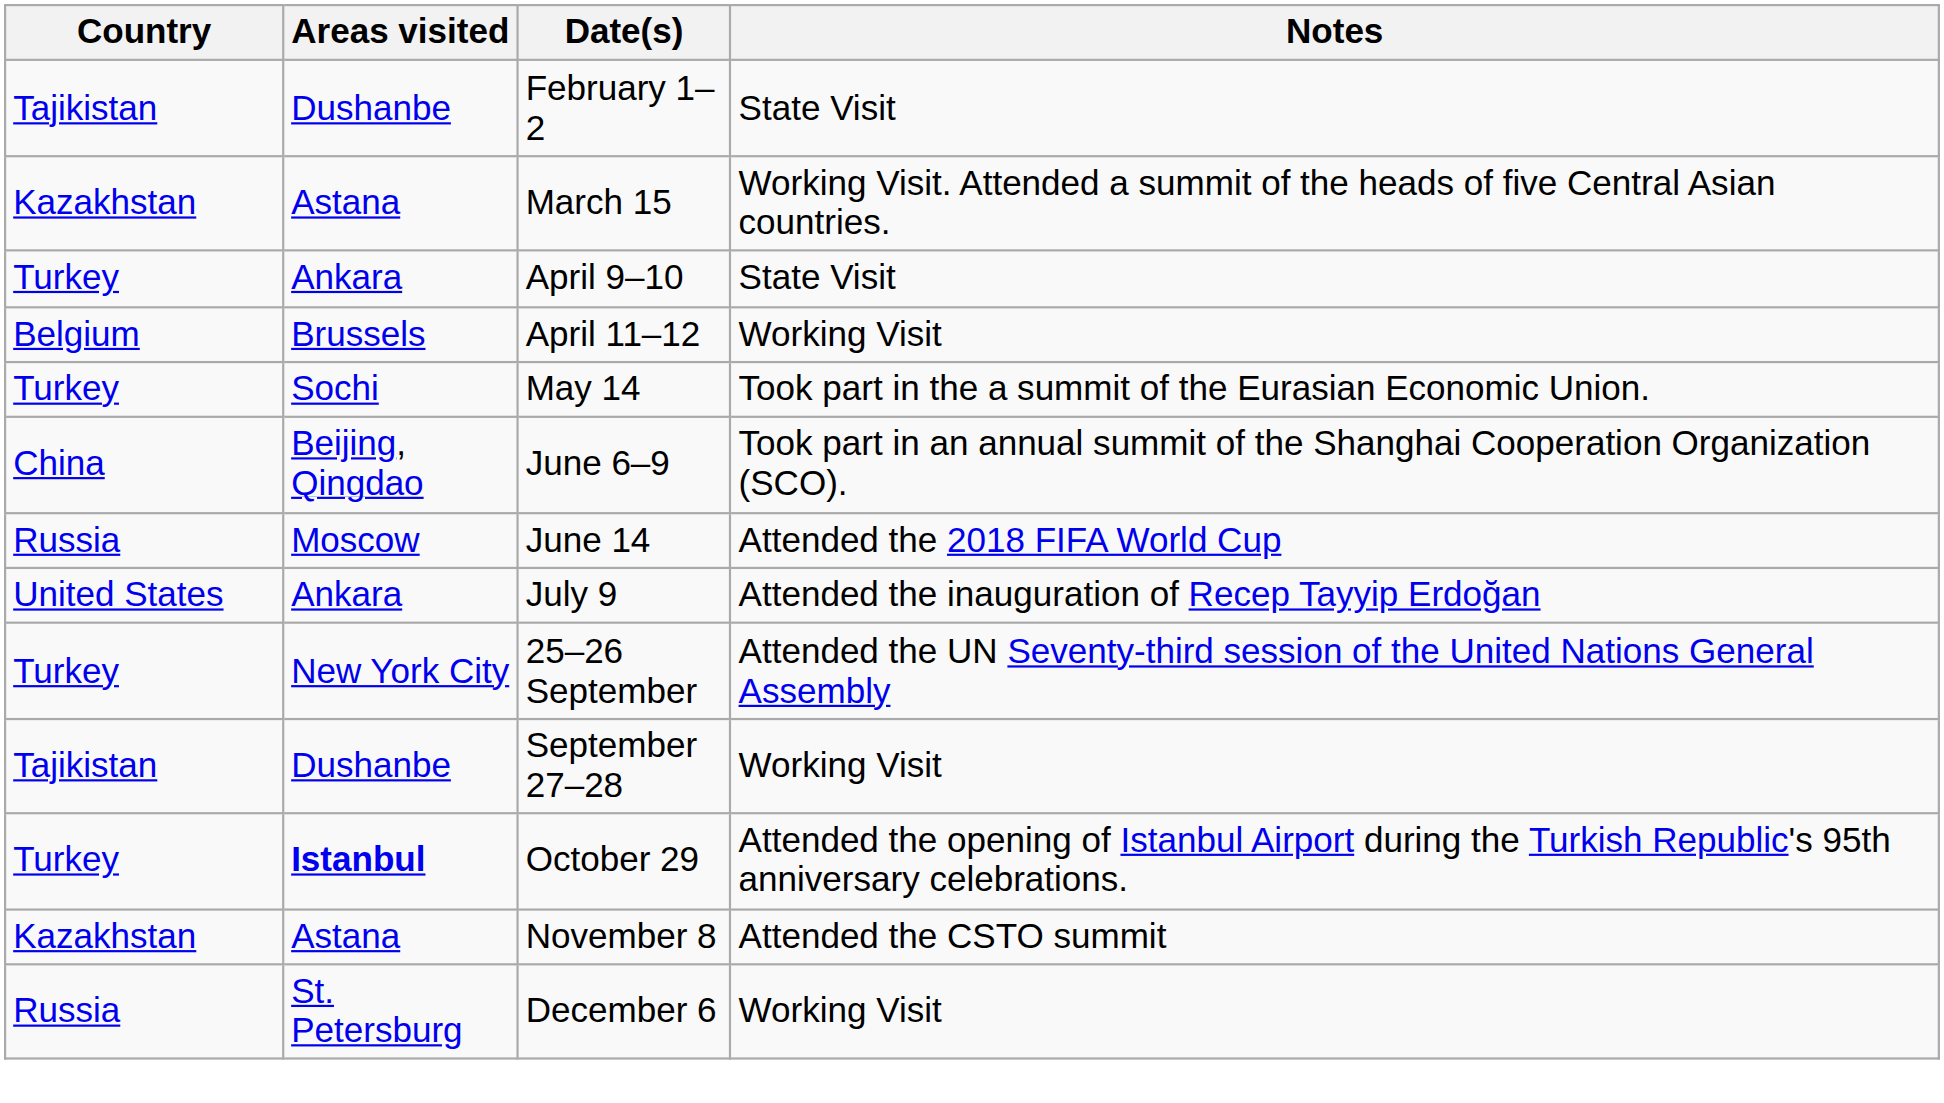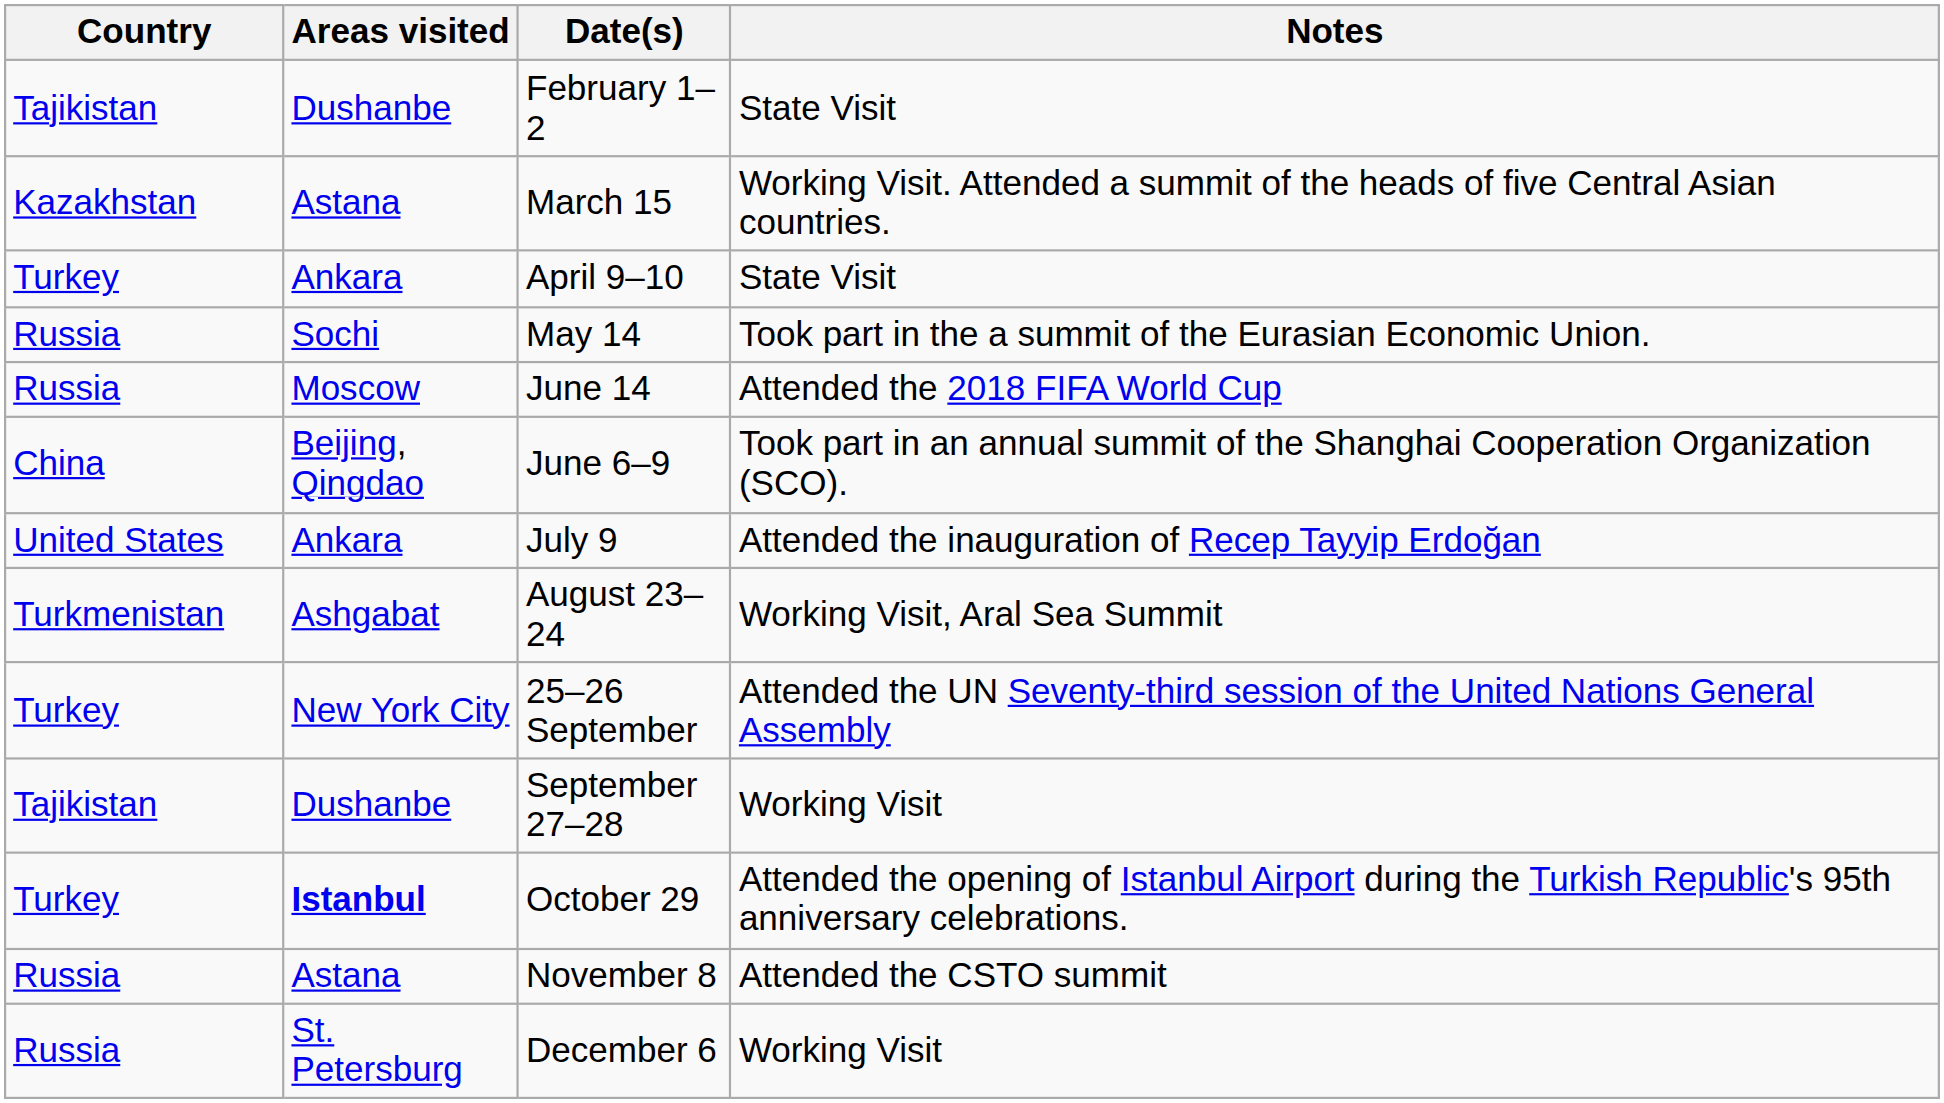- row: (613, 333)
(66, 388) Turkey -> (67, 333) Russia
rows swapped: (598, 464) <-> (588, 539)
+ row: (615, 614)
(105, 935) Kazakhstan -> (67, 975) Russia
